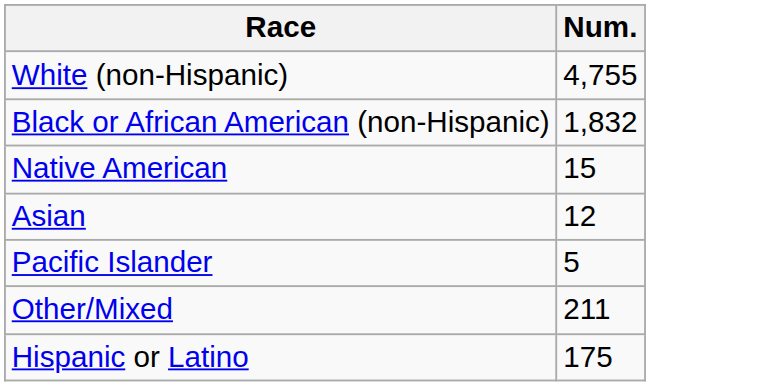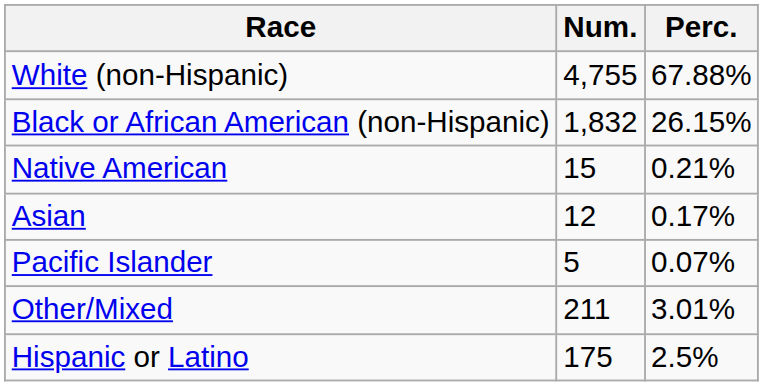+ column: (701, 27)
